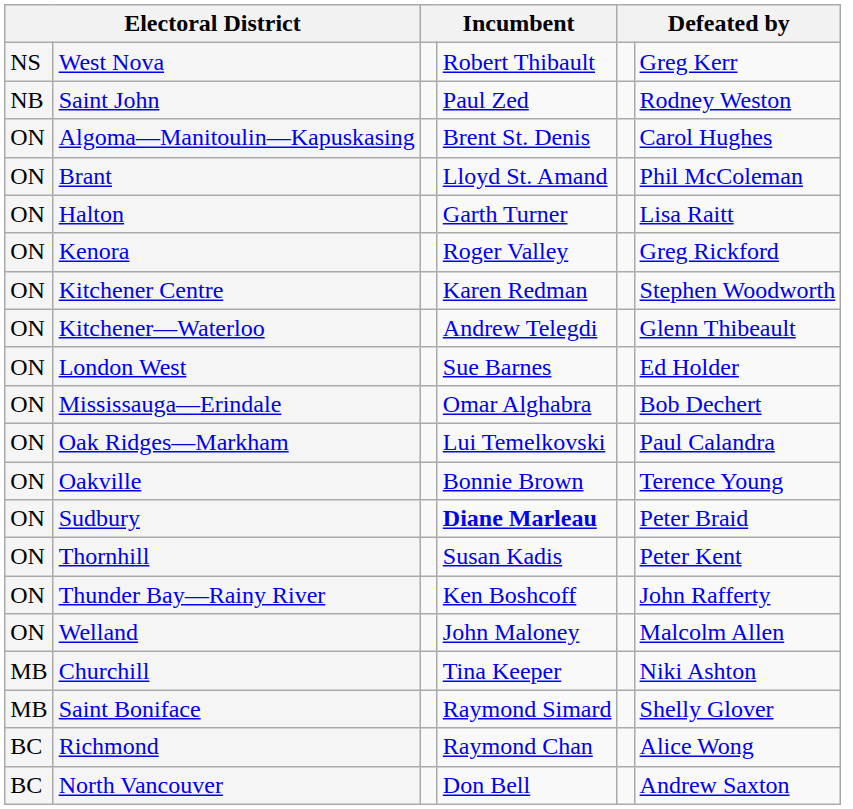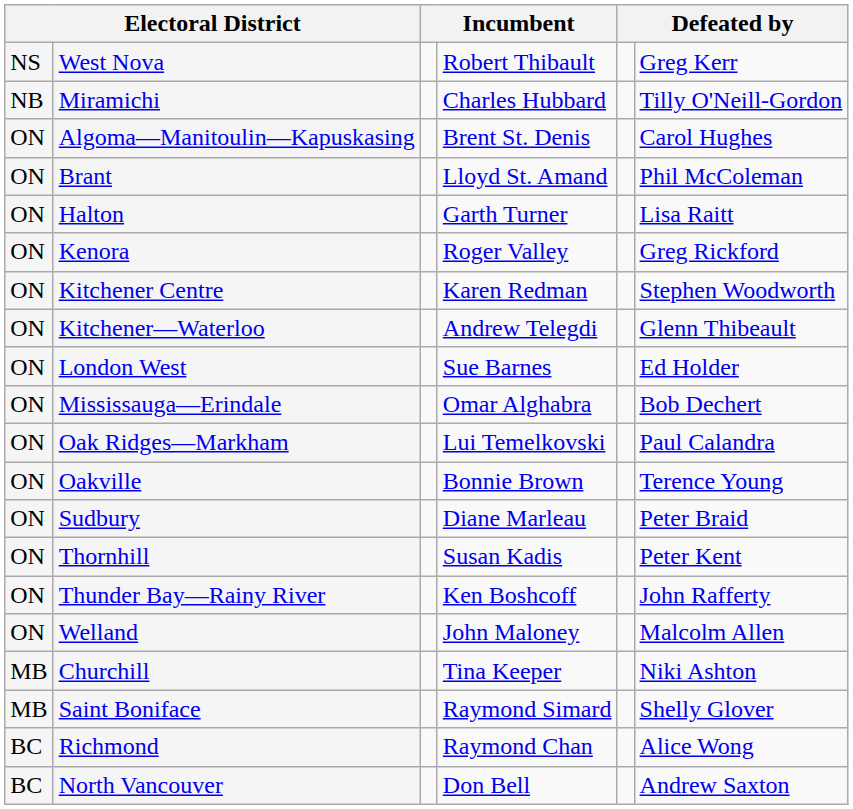+ row: (109, 99)
- row: (109, 99)
(520, 518) bold -> (514, 518) normal
